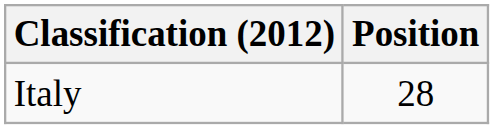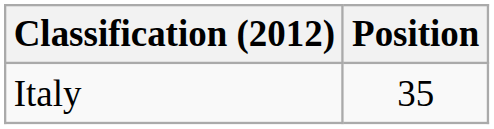(416, 92) 28 -> (416, 92) 35
